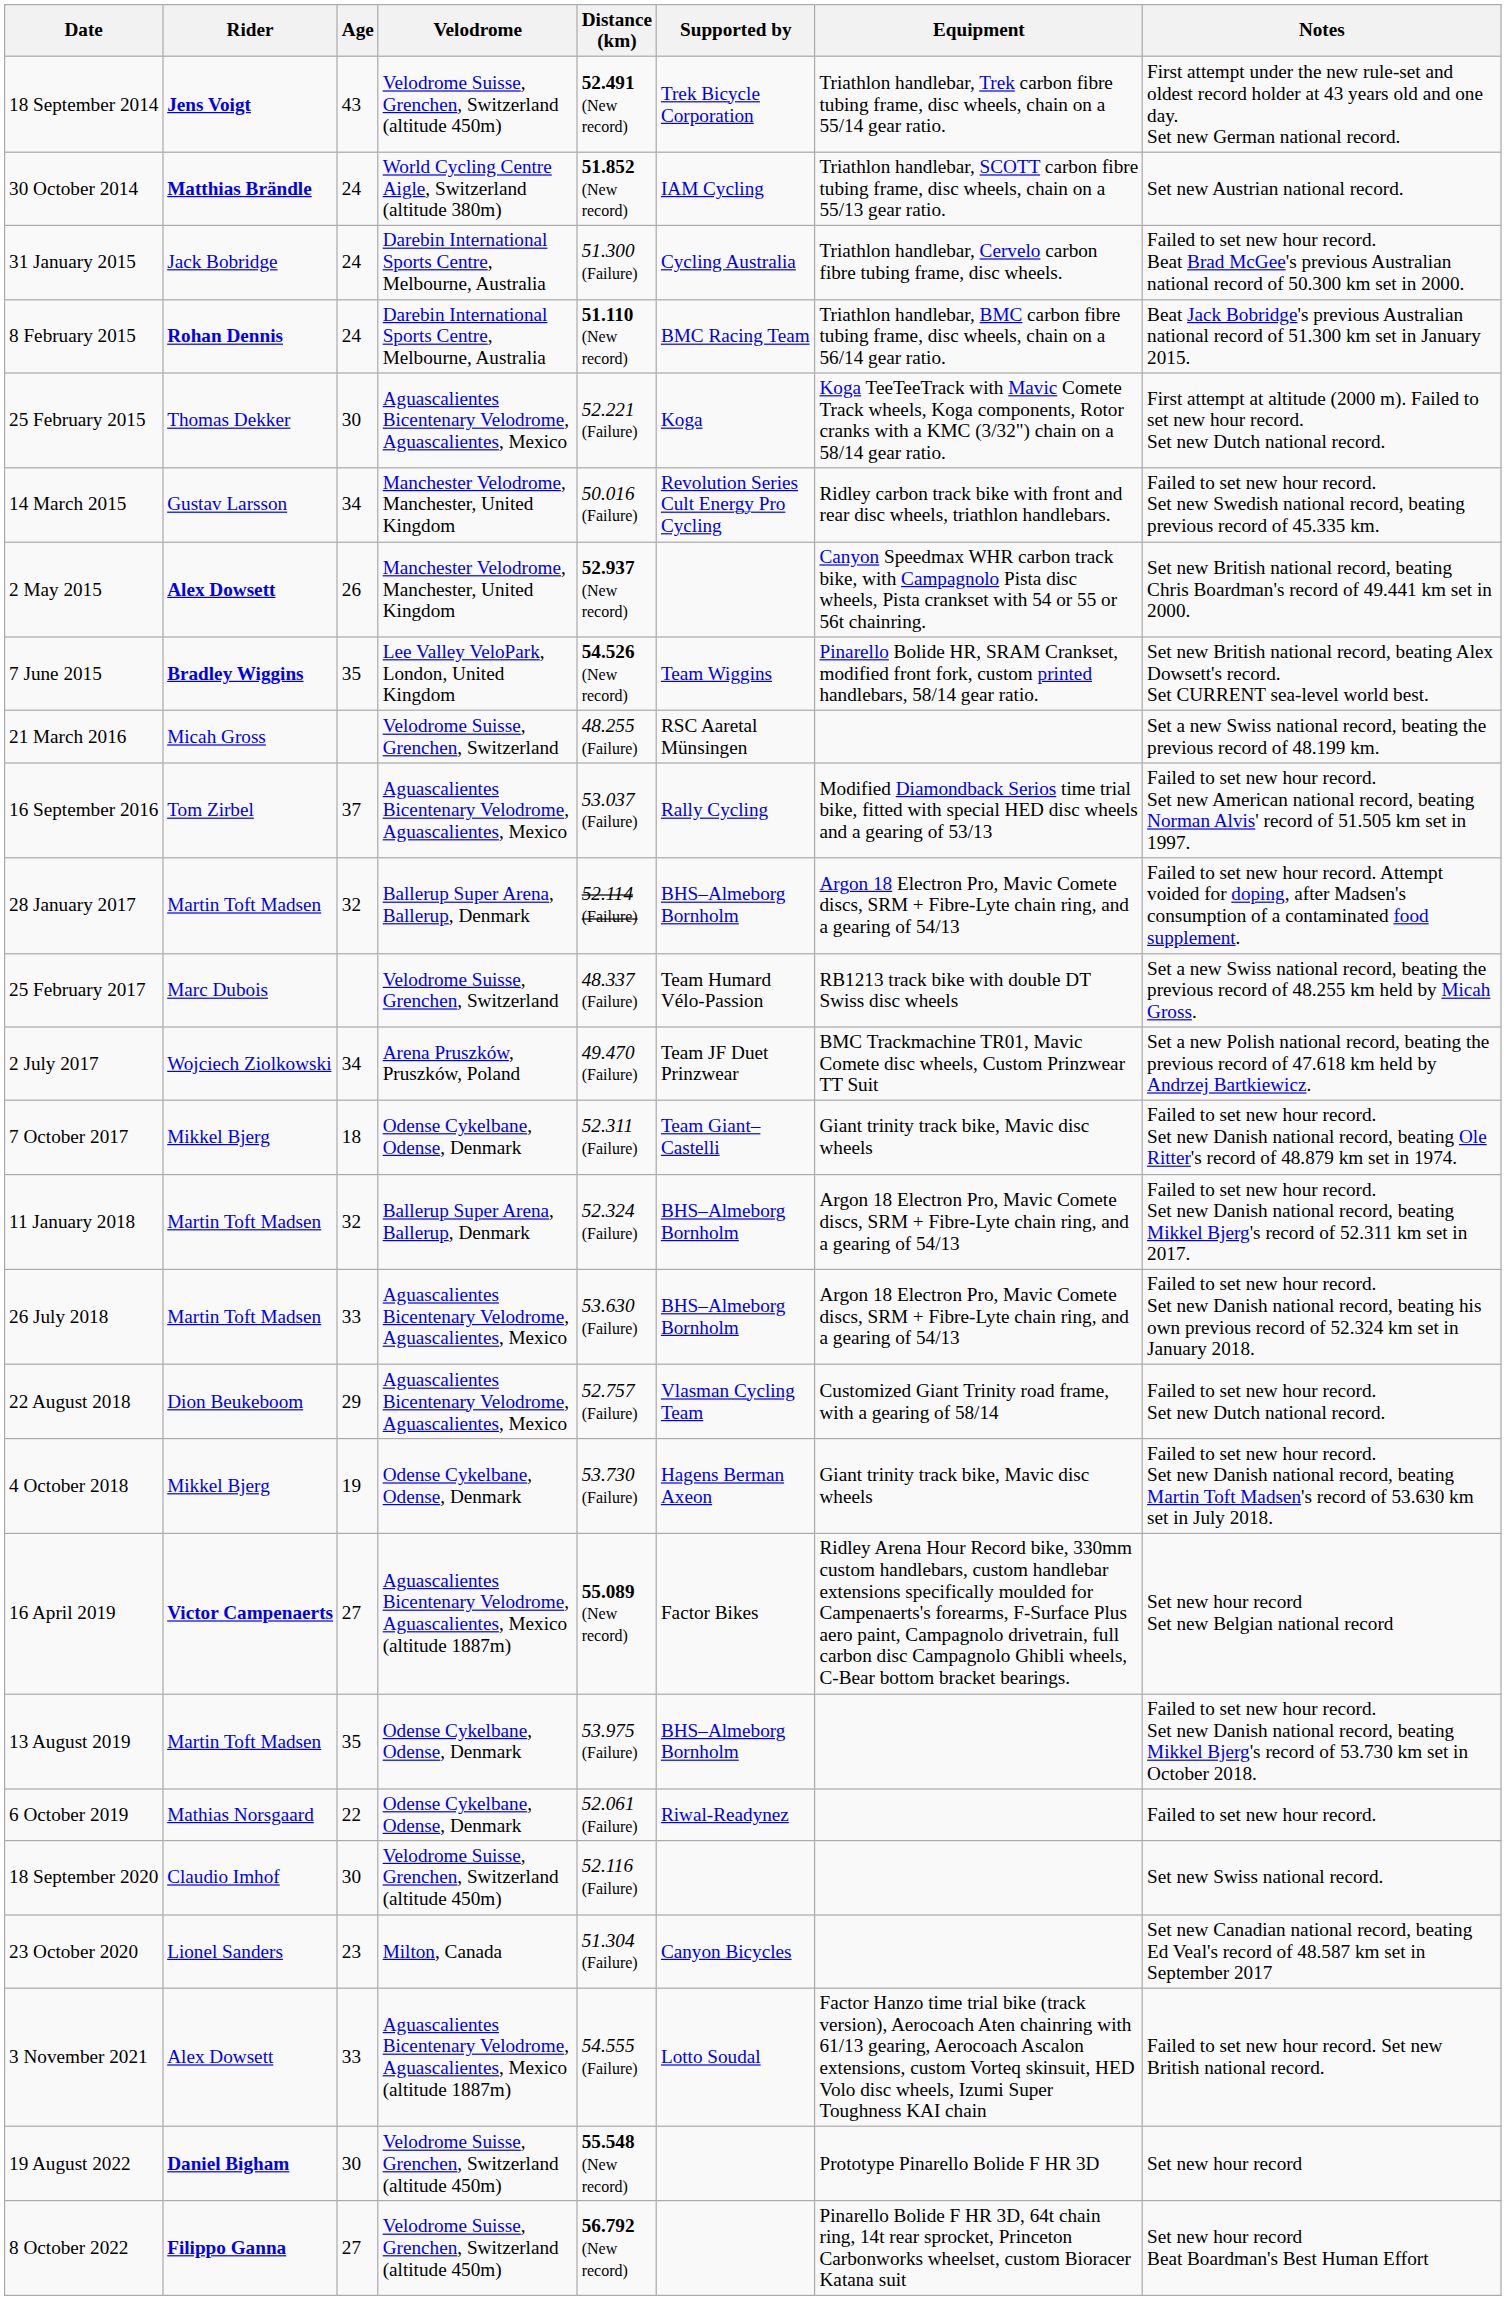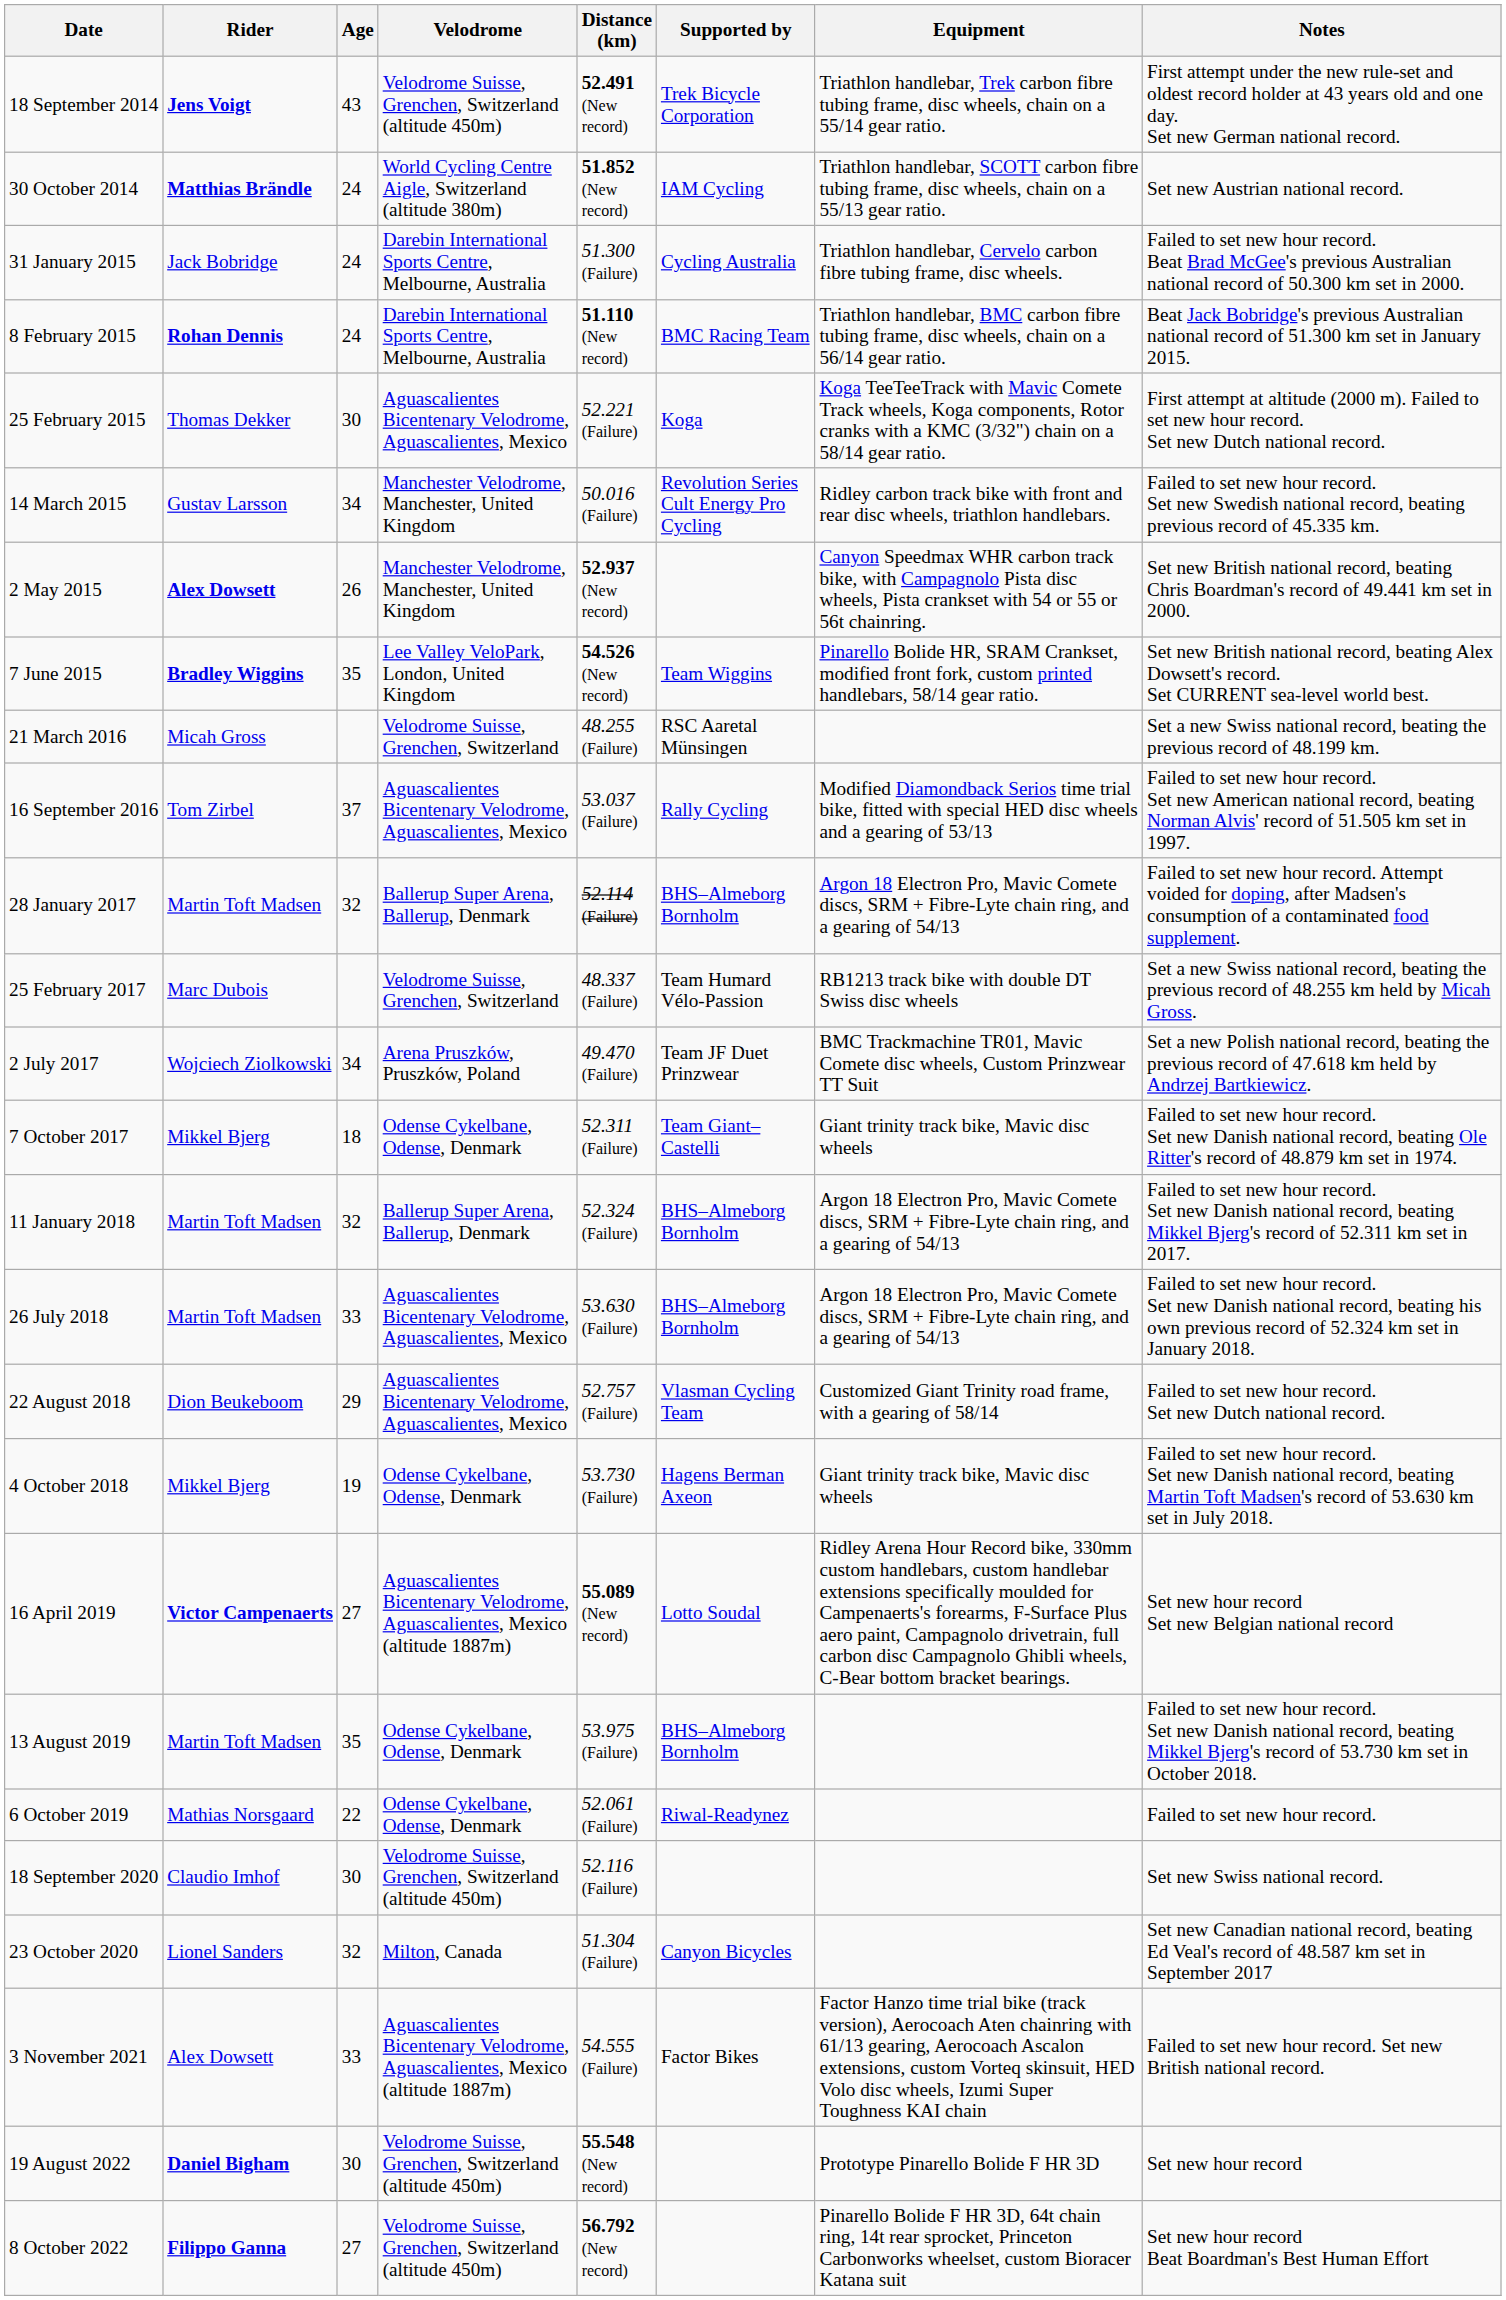(710, 1613) Factor Bikes -> (711, 1613) Lotto Soudal
(351, 1951) 23 -> (351, 1951) 32
(711, 2057) Lotto Soudal -> (710, 2057) Factor Bikes
